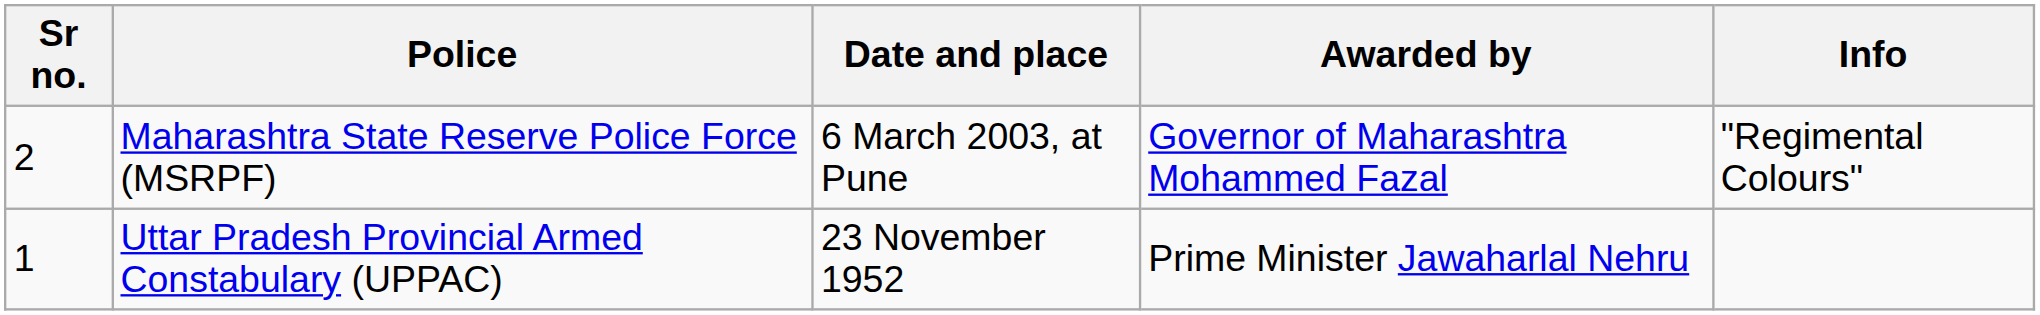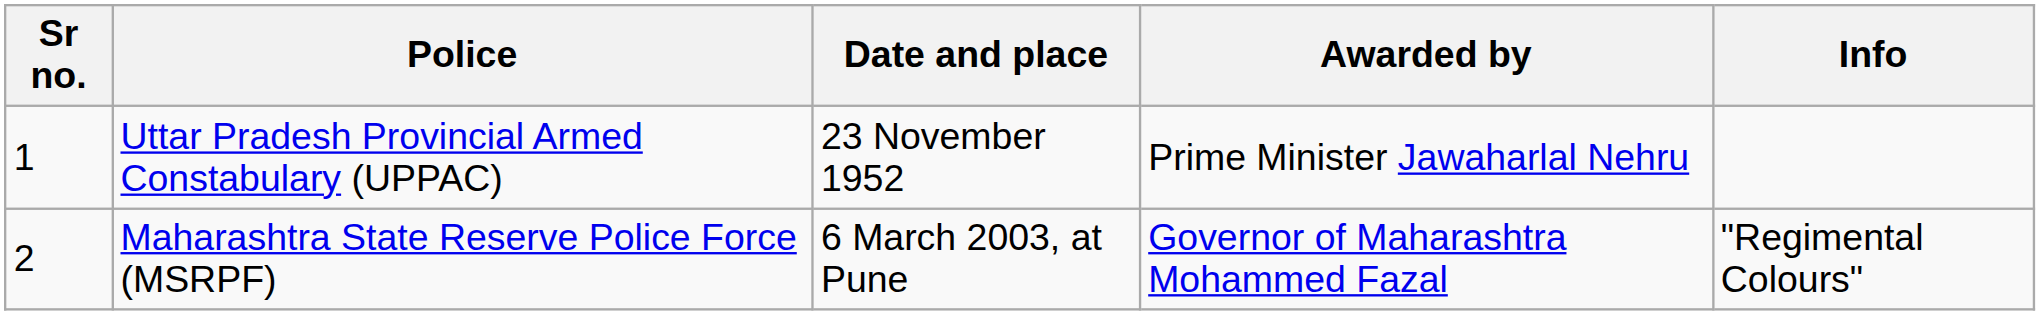rows swapped: (382, 258) <-> (459, 156)
